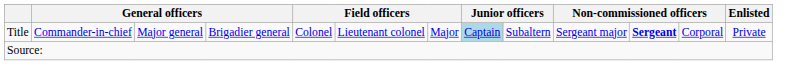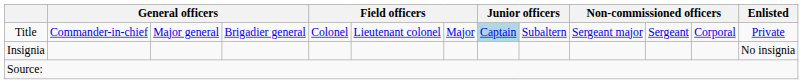(654, 32) bold -> (669, 32) normal
+ row: (26, 50)
